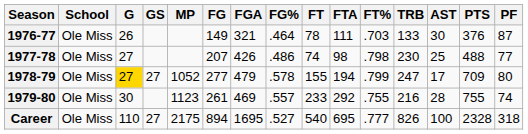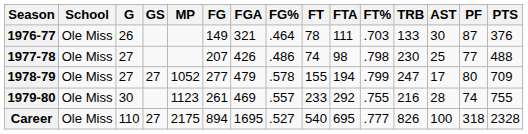columns swapped: (509, 14) <-> (477, 14)
(126, 77) gold background -> (126, 77) no background
